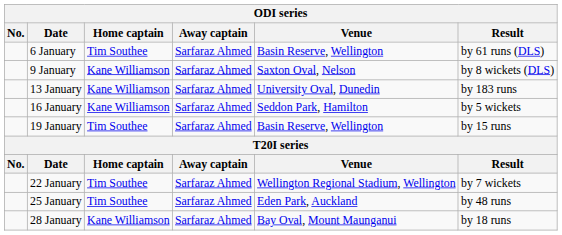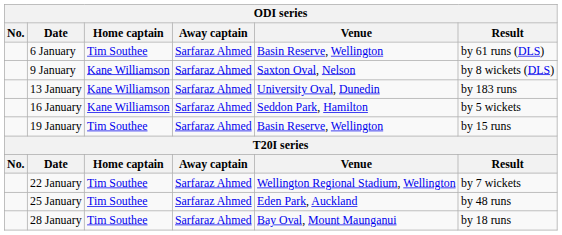(128, 220) Kane Williamson -> (117, 220) Tim Southee
